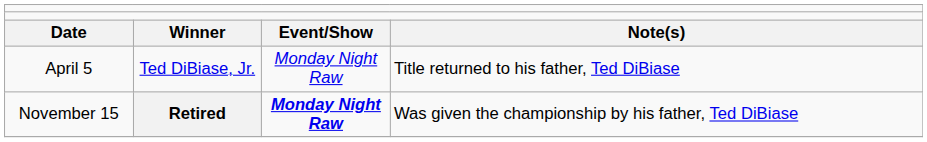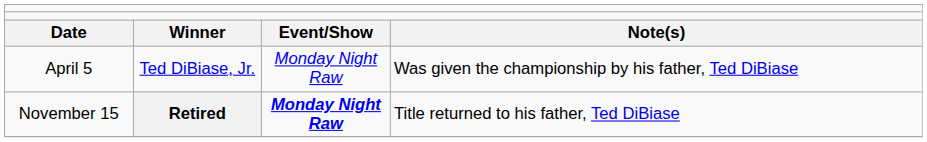(537, 68) Title returned to his father, Ted DiBiase -> (596, 68) Was given the championship by his father, Ted DiBiase
(596, 113) Was given the championship by his father, Ted DiBiase -> (537, 113) Title returned to his father, Ted DiBiase
